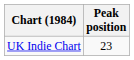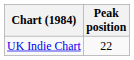(106, 45) 23 -> (106, 45) 22
